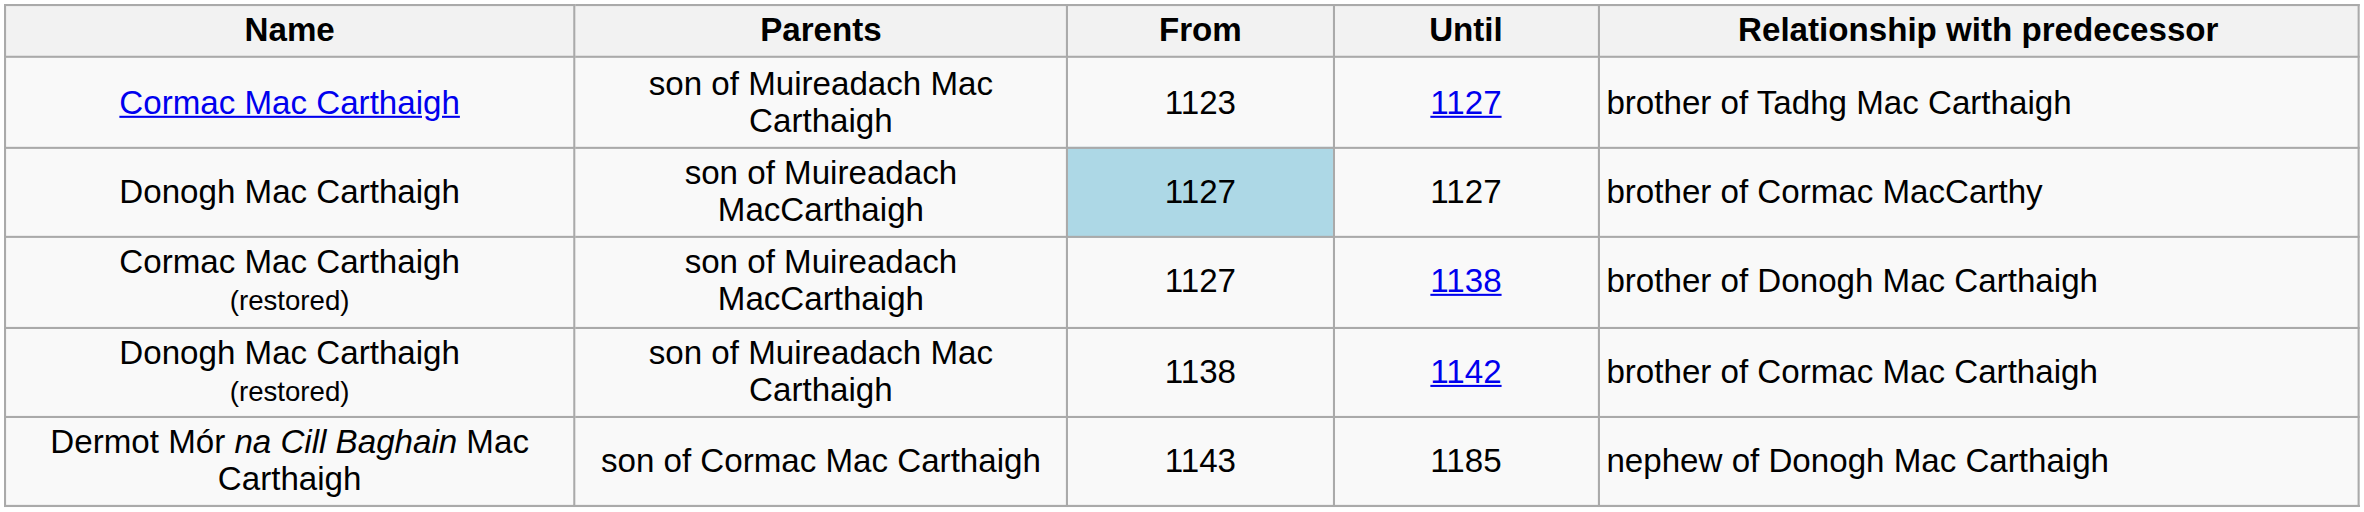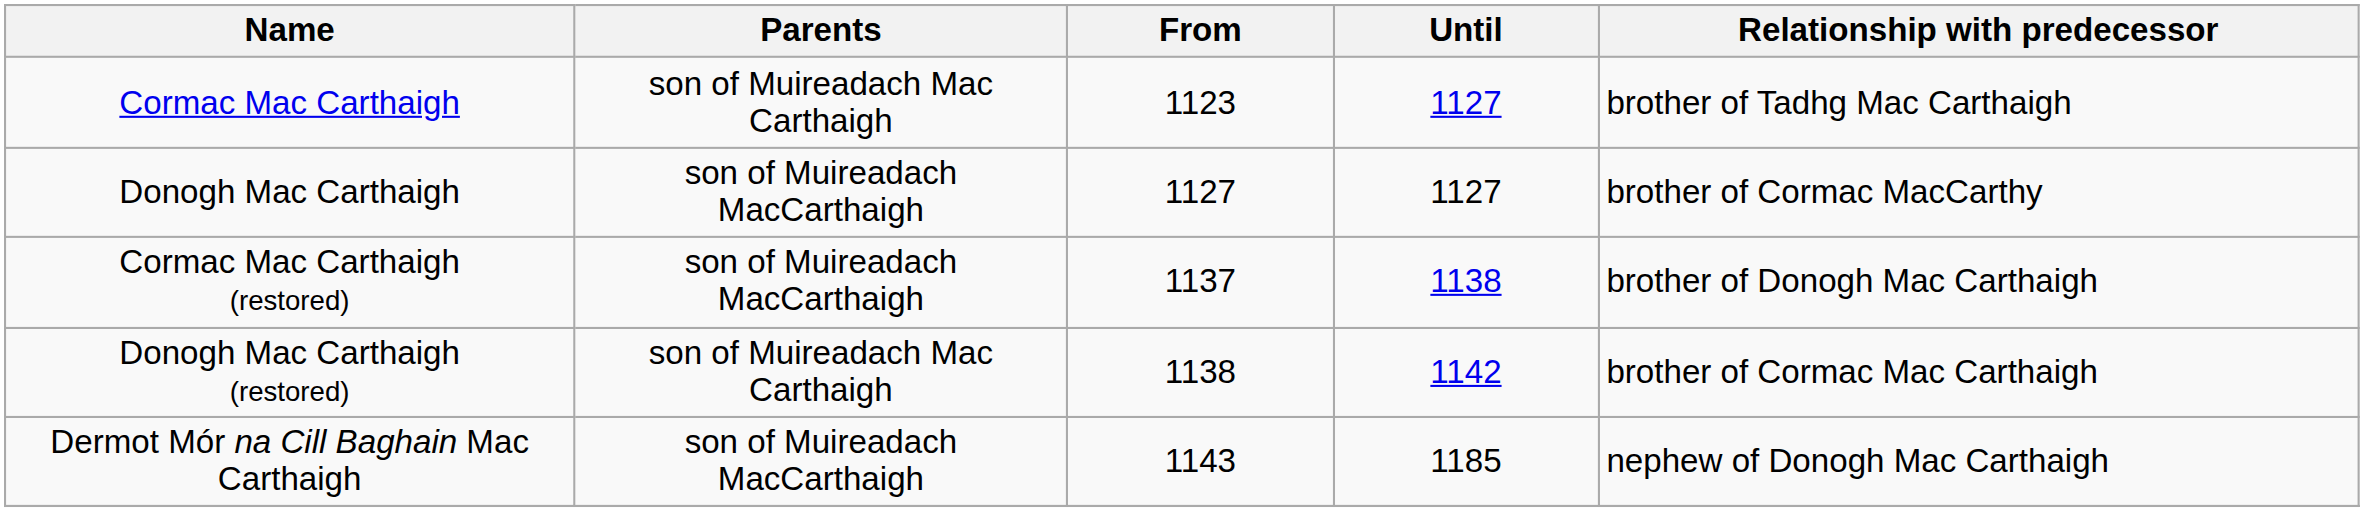(1200, 191) lightblue background -> (1200, 191) no background
(1200, 281) 1127 -> (1200, 281) 1137
(821, 461) son of Cormac Mac Carthaigh -> (821, 461) son of Muireadach MacCarthaigh
